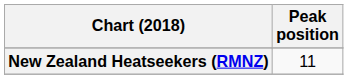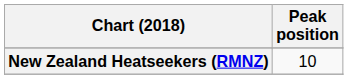(308, 61) 11 -> (308, 61) 10
